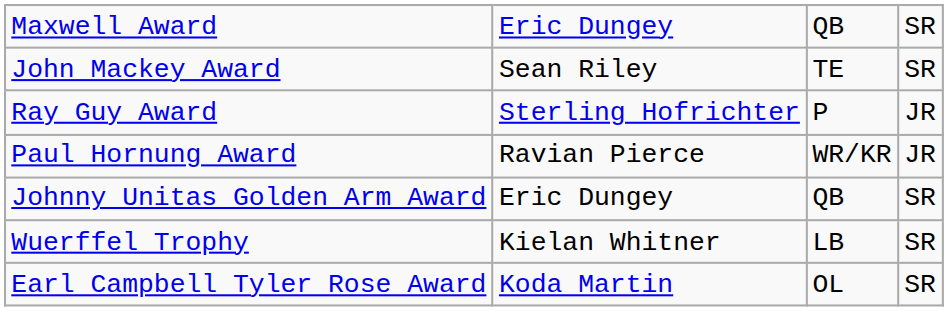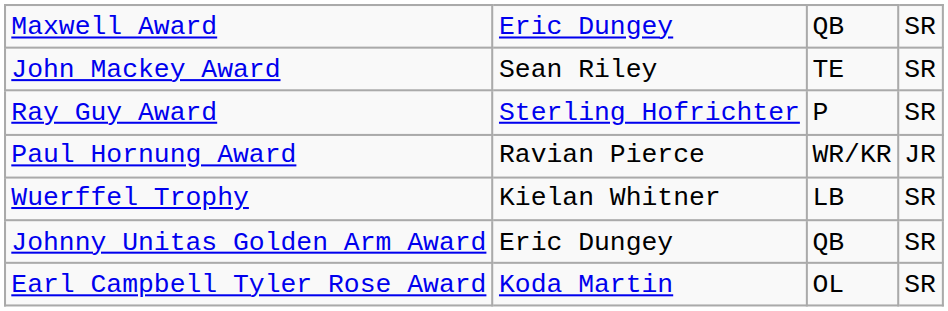(920, 113) JR -> (920, 113) SR
rows swapped: (130, 242) <-> (249, 199)
